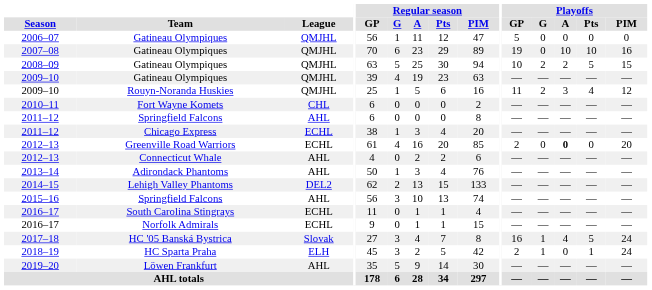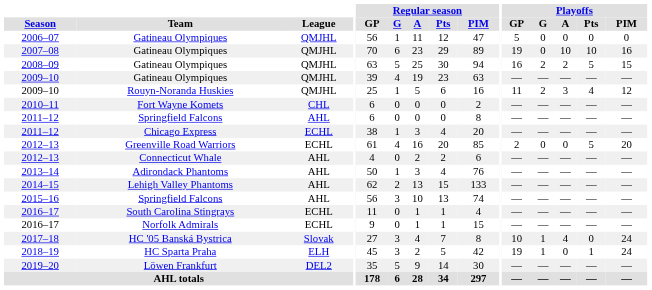(517, 64) 10 -> (517, 64) 16
(565, 144) bold -> (565, 144) normal
(591, 144) 0 -> (591, 144) 5
(319, 185) DEL2 -> (319, 185) AHL
(517, 238) 16 -> (517, 238) 10
(591, 238) 5 -> (591, 238) 0
(517, 252) 2 -> (517, 252) 19
(319, 265) AHL -> (319, 265) DEL2
